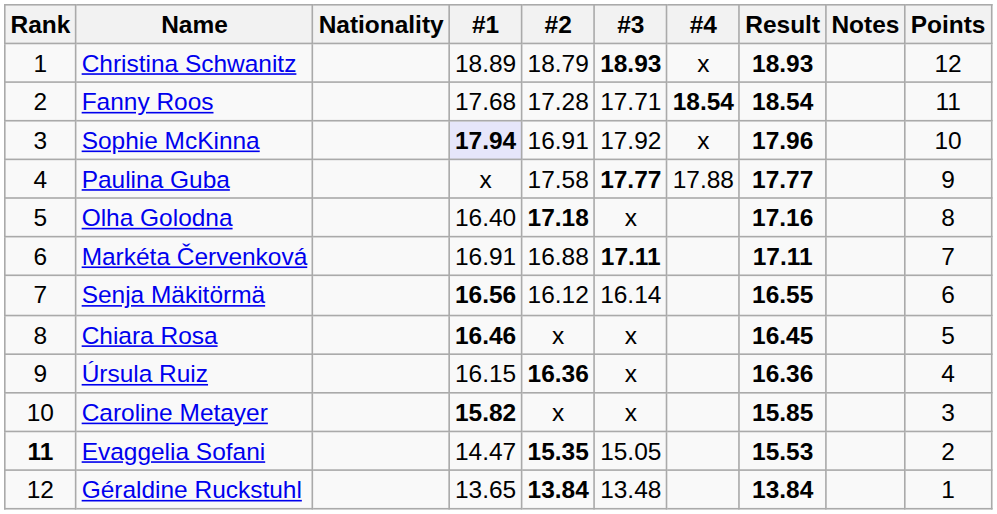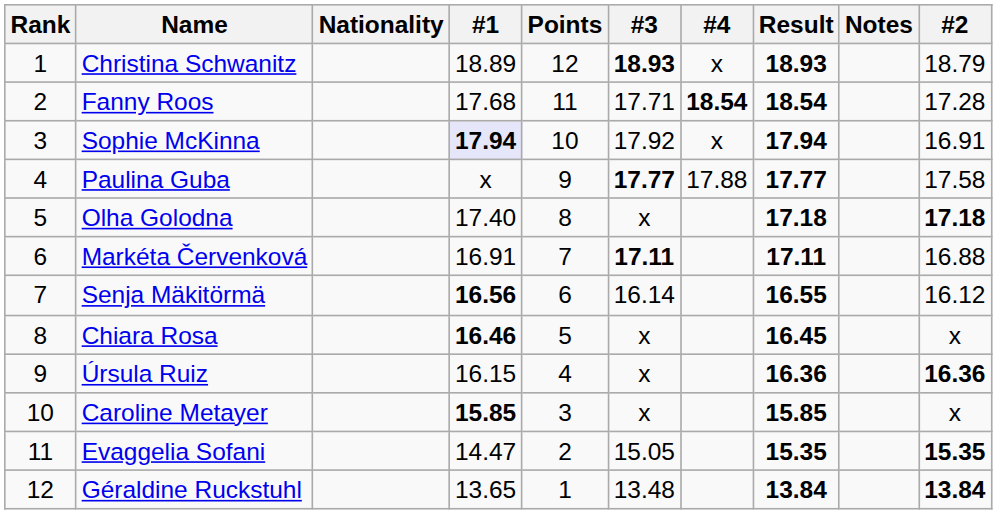columns swapped: (558, 24) <-> (948, 24)
(783, 141) 17.96 -> (796, 141) 17.94
(486, 218) 16.40 -> (486, 218) 17.40
(783, 218) 17.16 -> (796, 218) 17.18
(486, 412) 15.82 -> (486, 412) 15.85
(40, 451) bold -> (40, 451) normal
(783, 451) 15.53 -> (796, 451) 15.35
